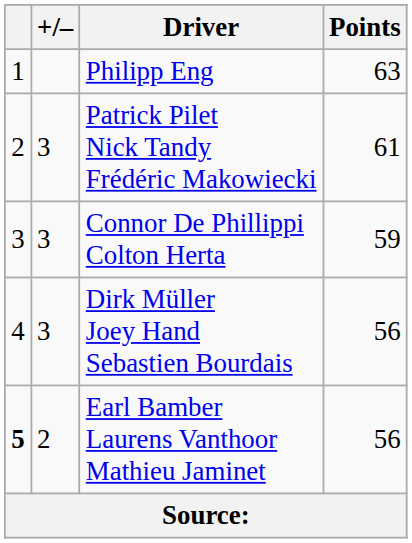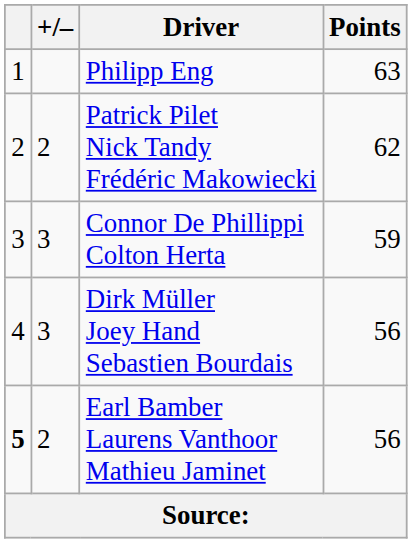(44, 147) 3 -> (44, 147) 2
(387, 147) 61 -> (387, 147) 62
